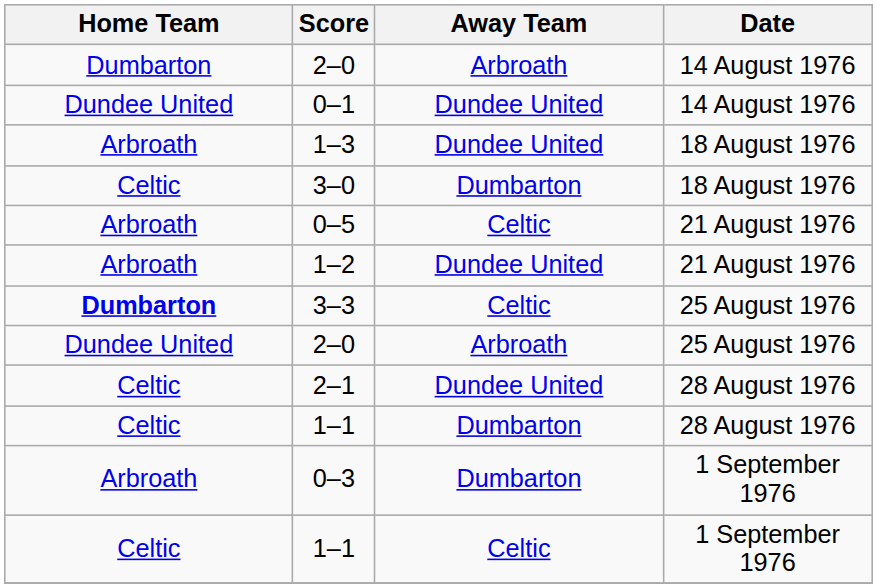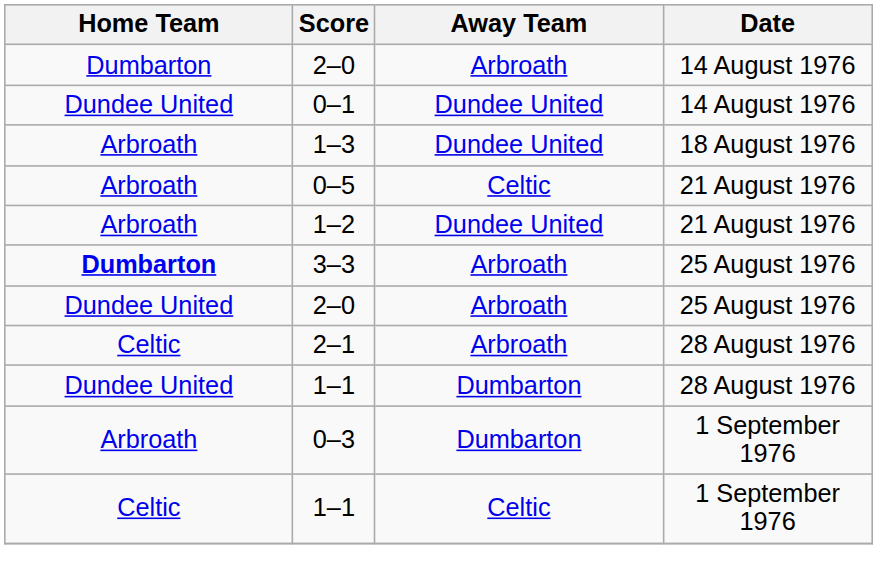- row: (334, 184)
(519, 305) Celtic -> (519, 265) Arbroath
(519, 385) Dundee United -> (519, 345) Arbroath
(149, 425) Celtic -> (149, 385) Dundee United
